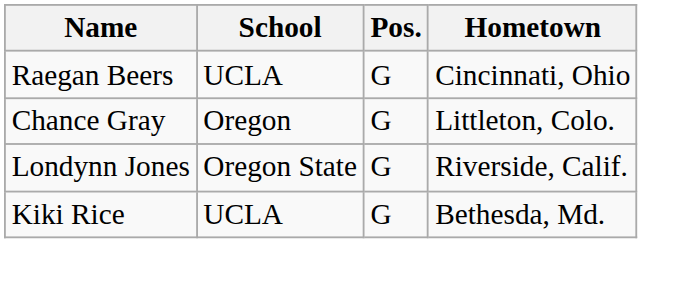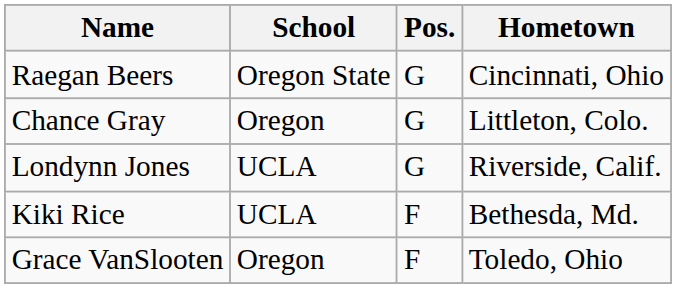(243, 74) UCLA -> (314, 74) Oregon State
(280, 167) Oregon State -> (277, 167) UCLA
(381, 213) G -> (412, 213) F
+ row: (118, 259)
